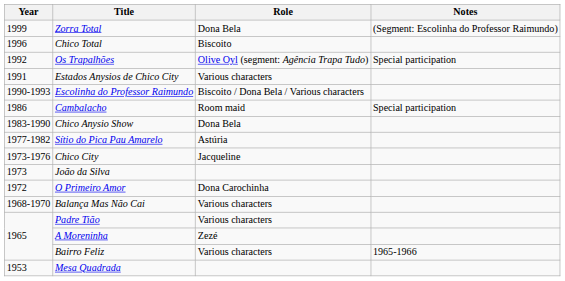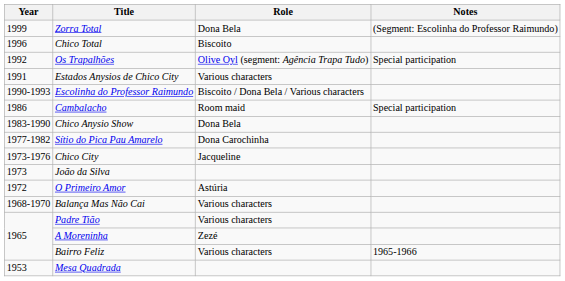(213, 140) Astúria -> (233, 140) Dona Carochinha
(233, 188) Dona Carochinha -> (213, 188) Astúria
